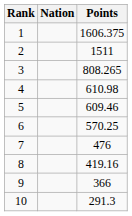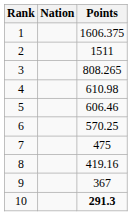(102, 107) 609.46 -> (102, 107) 606.46
(102, 145) 476 -> (102, 145) 475
(102, 182) 366 -> (102, 182) 367
(102, 201) normal -> (102, 201) bold
